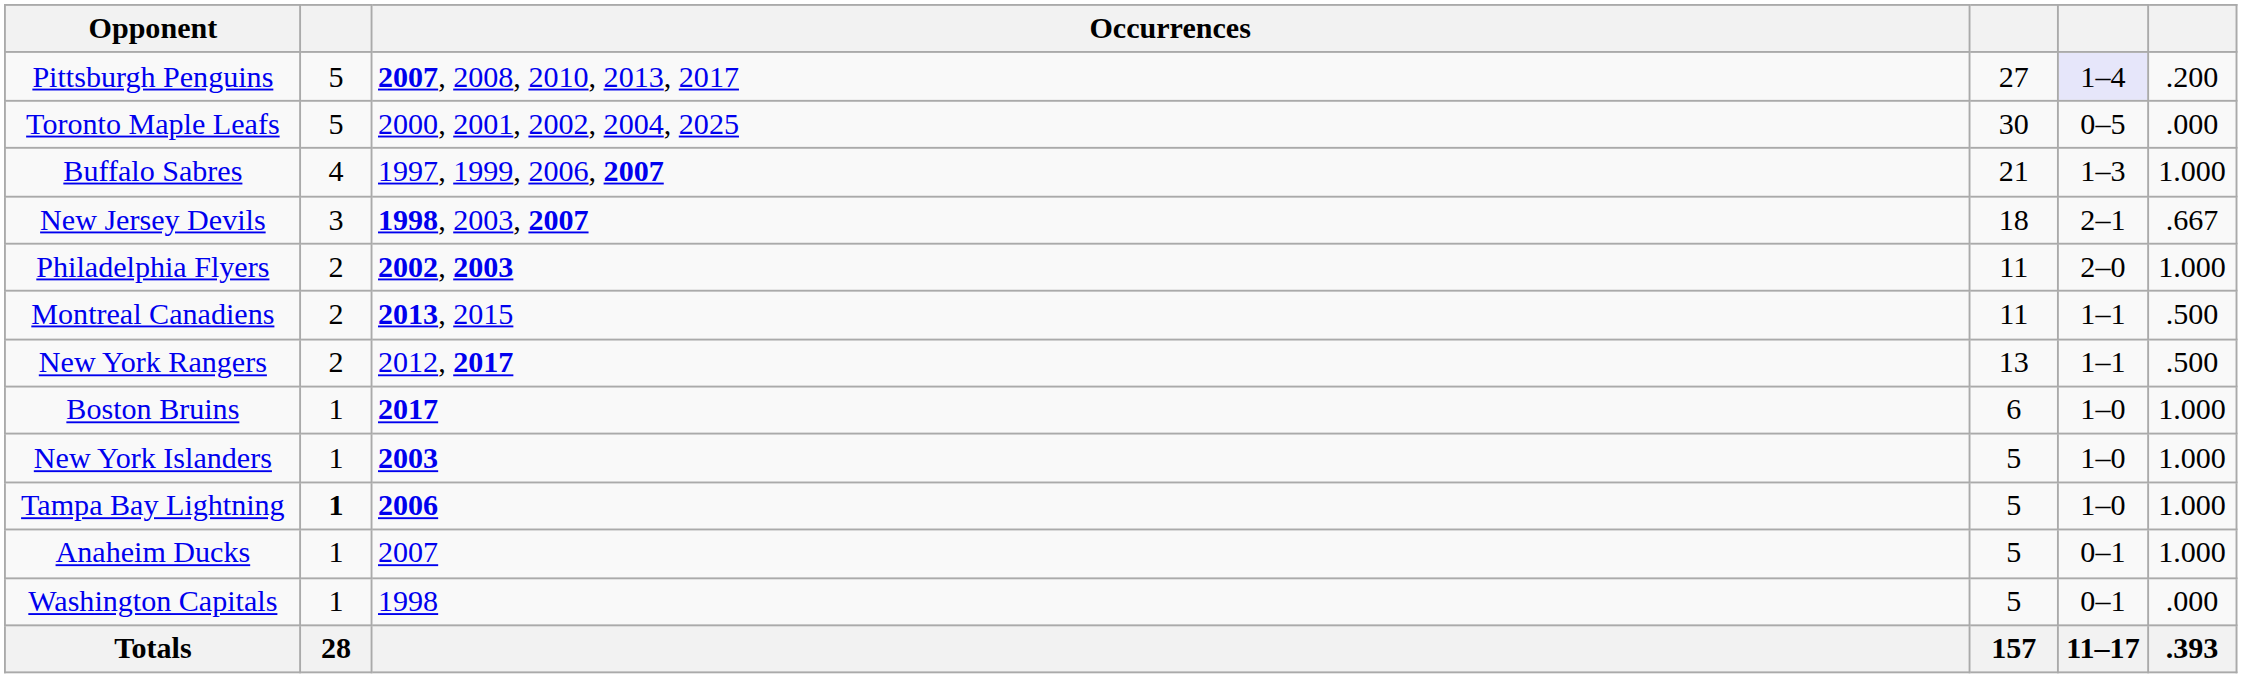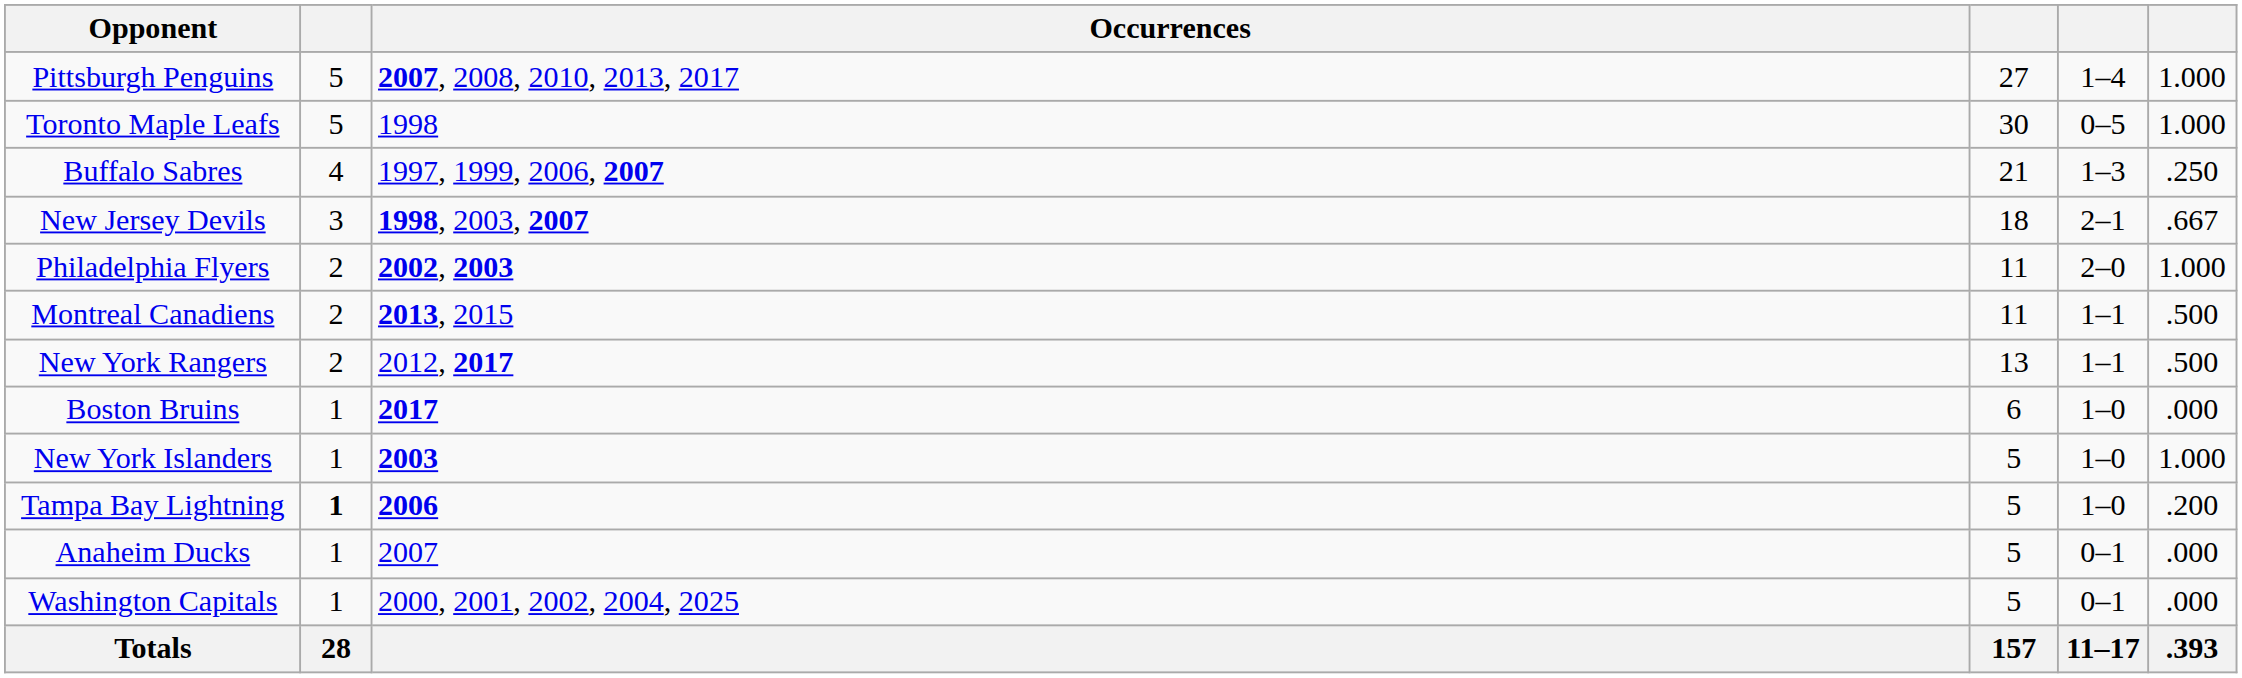(2103, 76) lavender background -> (2103, 76) no background
(2192, 76) .200 -> (2192, 76) 1.000
(558, 123) 2000, 2001, 2002, 2004, 2025 -> (408, 123) 1998
(2192, 123) .000 -> (2192, 123) 1.000
(2192, 171) 1.000 -> (2192, 171) .250
(2192, 409) 1.000 -> (2192, 409) .000
(2192, 505) 1.000 -> (2192, 505) .200
(2192, 553) 1.000 -> (2192, 553) .000
(408, 600) 1998 -> (558, 600) 2000, 2001, 2002, 2004, 2025
